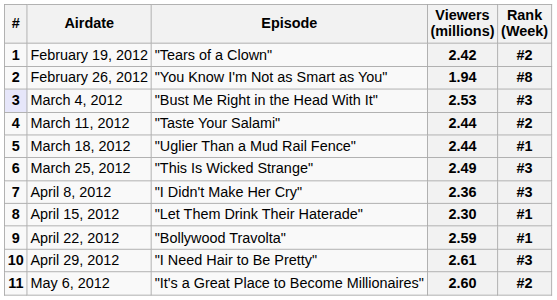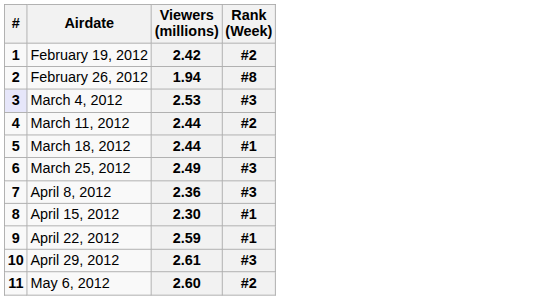- column: (289, 24)
